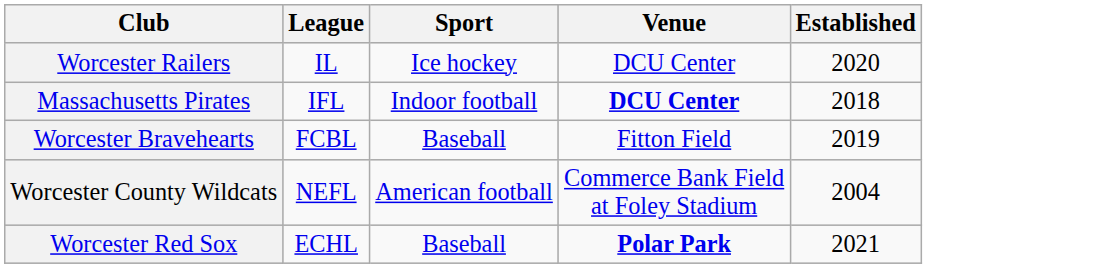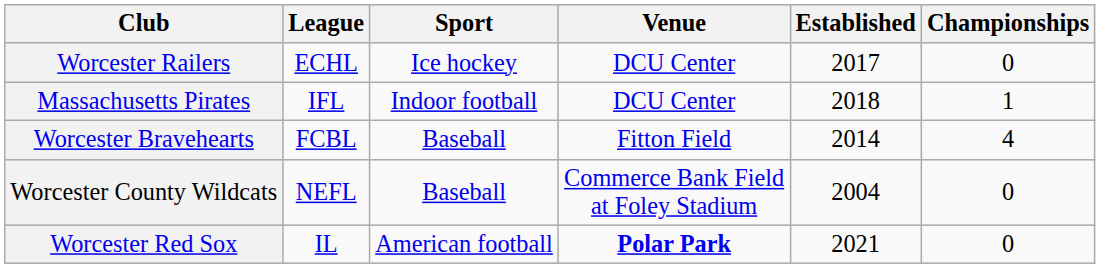+ column: (1008, 23)
(326, 62) IL -> (326, 62) ECHL
(856, 62) 2020 -> (856, 62) 2017
(674, 100) bold -> (674, 100) normal
(856, 139) 2019 -> (856, 139) 2014
(464, 191) American football -> (464, 191) Baseball
(326, 243) ECHL -> (326, 243) IL
(464, 243) Baseball -> (464, 243) American football
